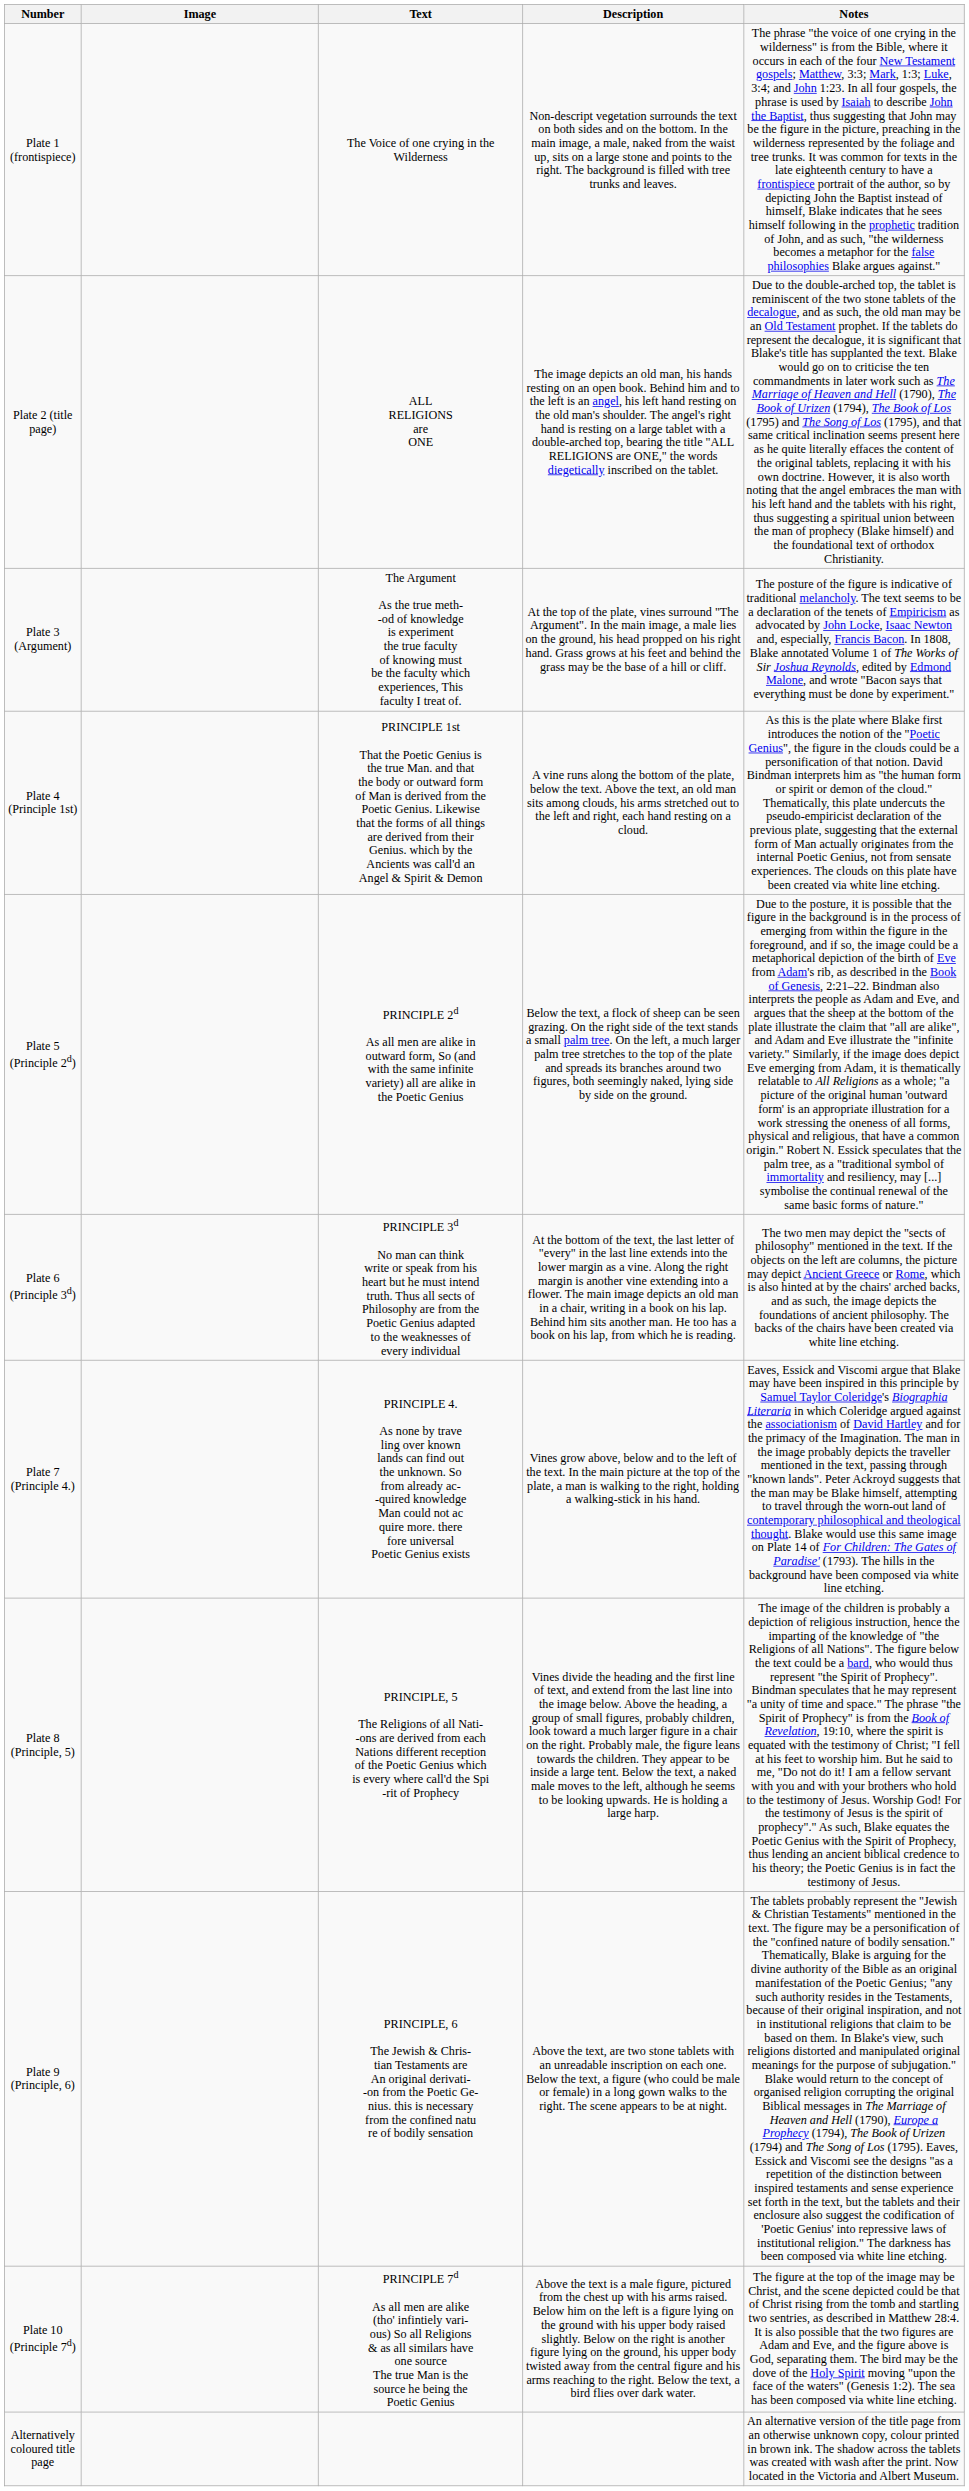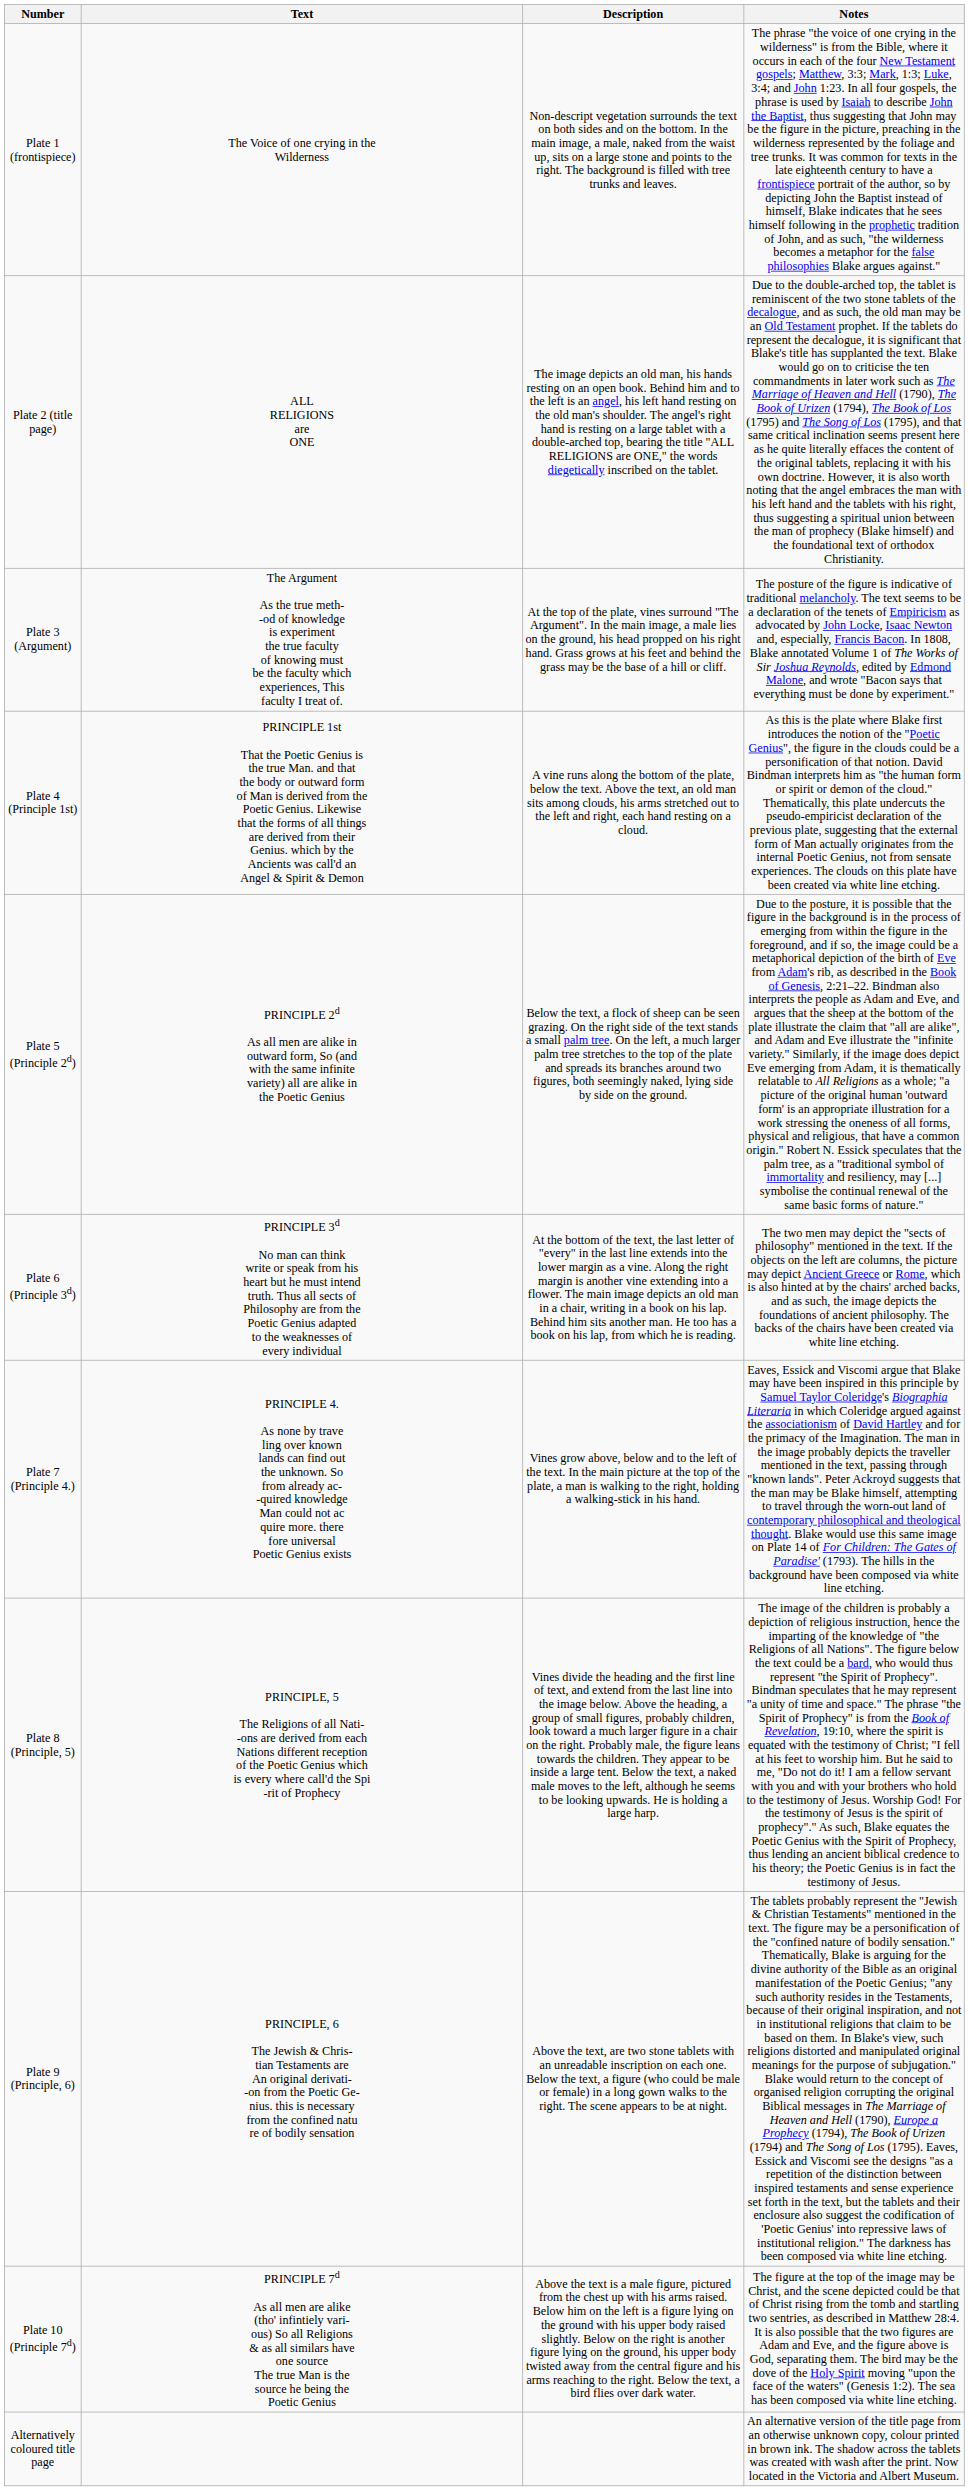- column: (200, 14)
